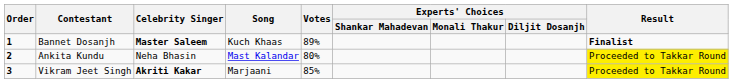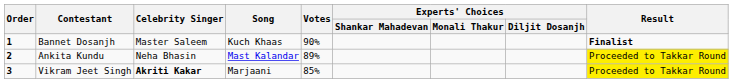(171, 41) bold -> (171, 41) normal
(311, 41) 89% -> (311, 41) 90%
(311, 56) 80% -> (311, 56) 89%
